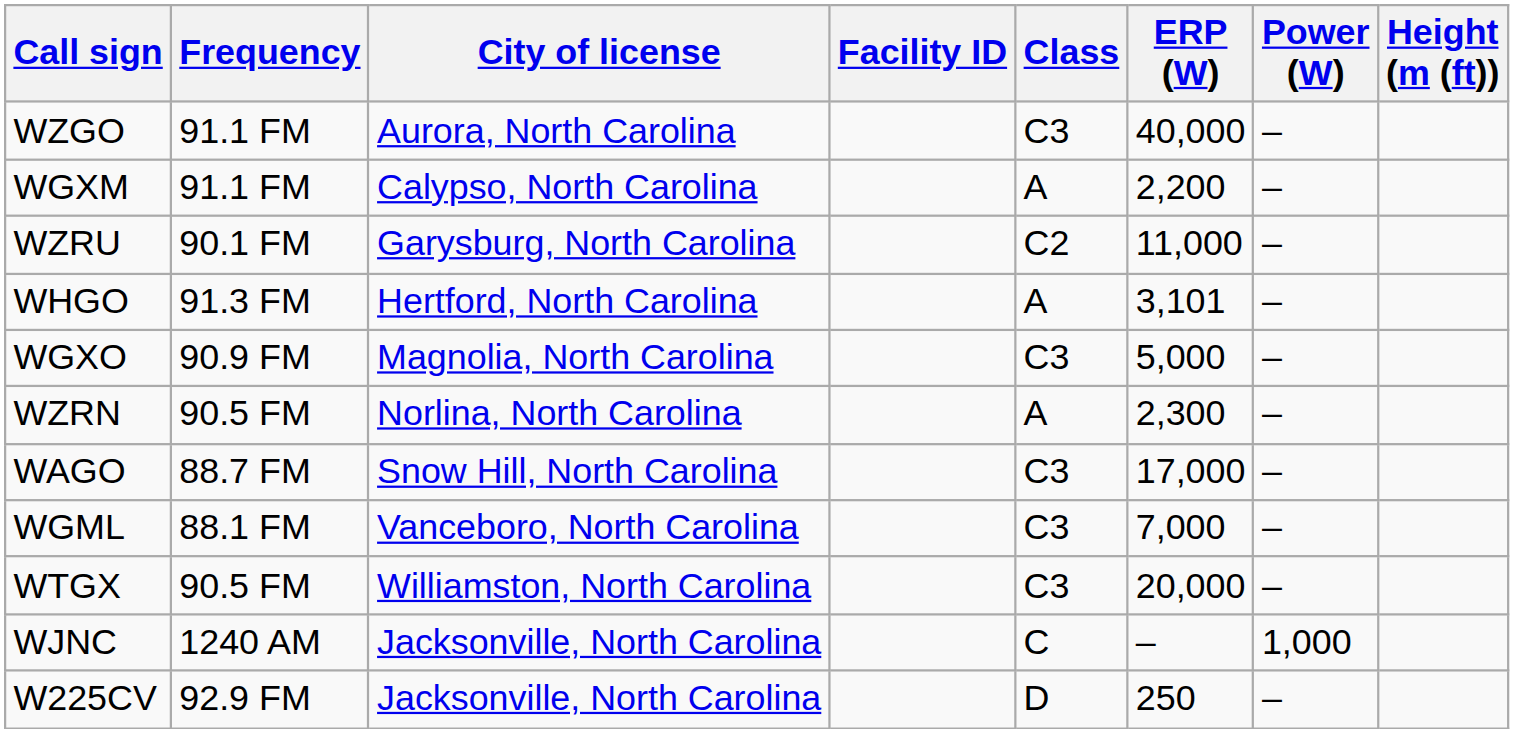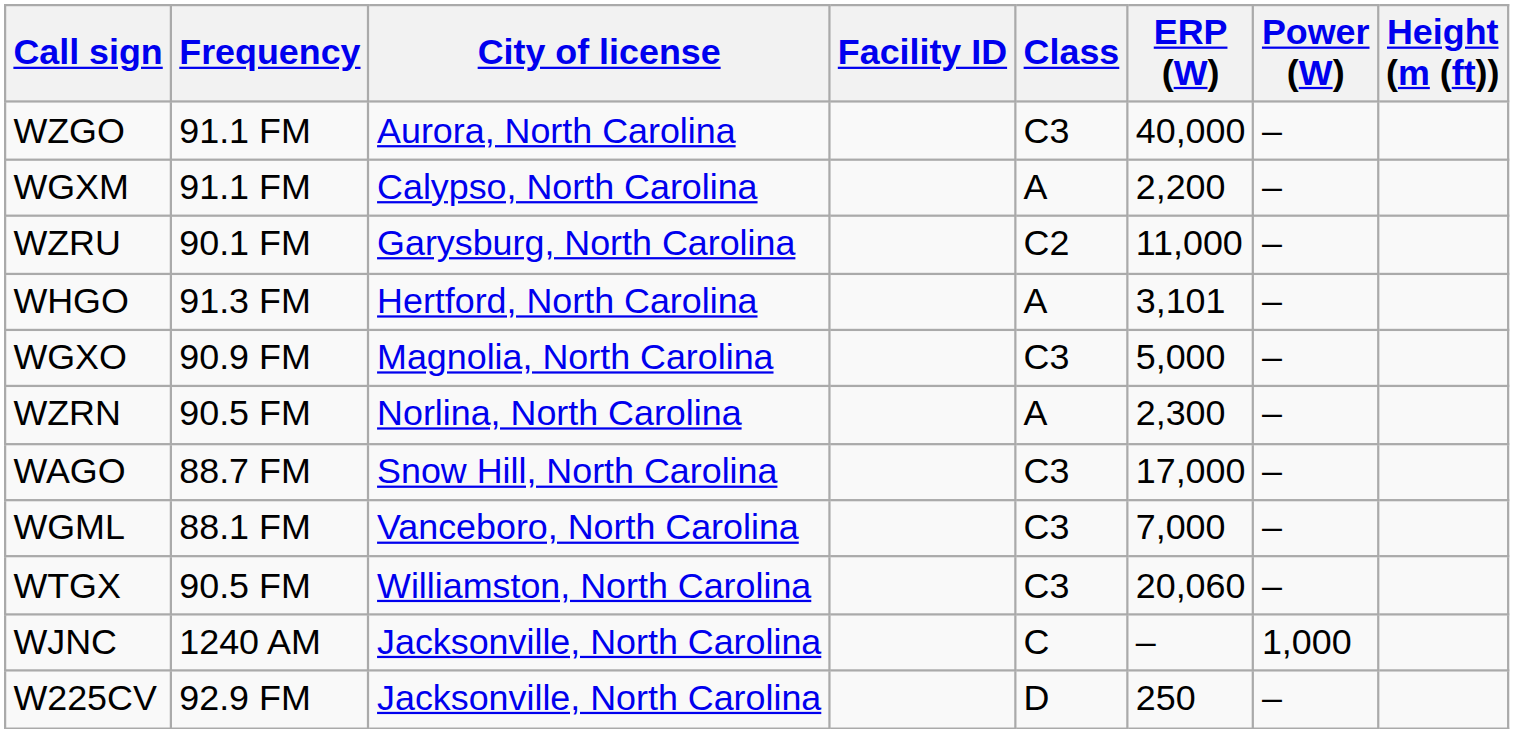(1191, 584) 20,000 -> (1191, 584) 20,060
